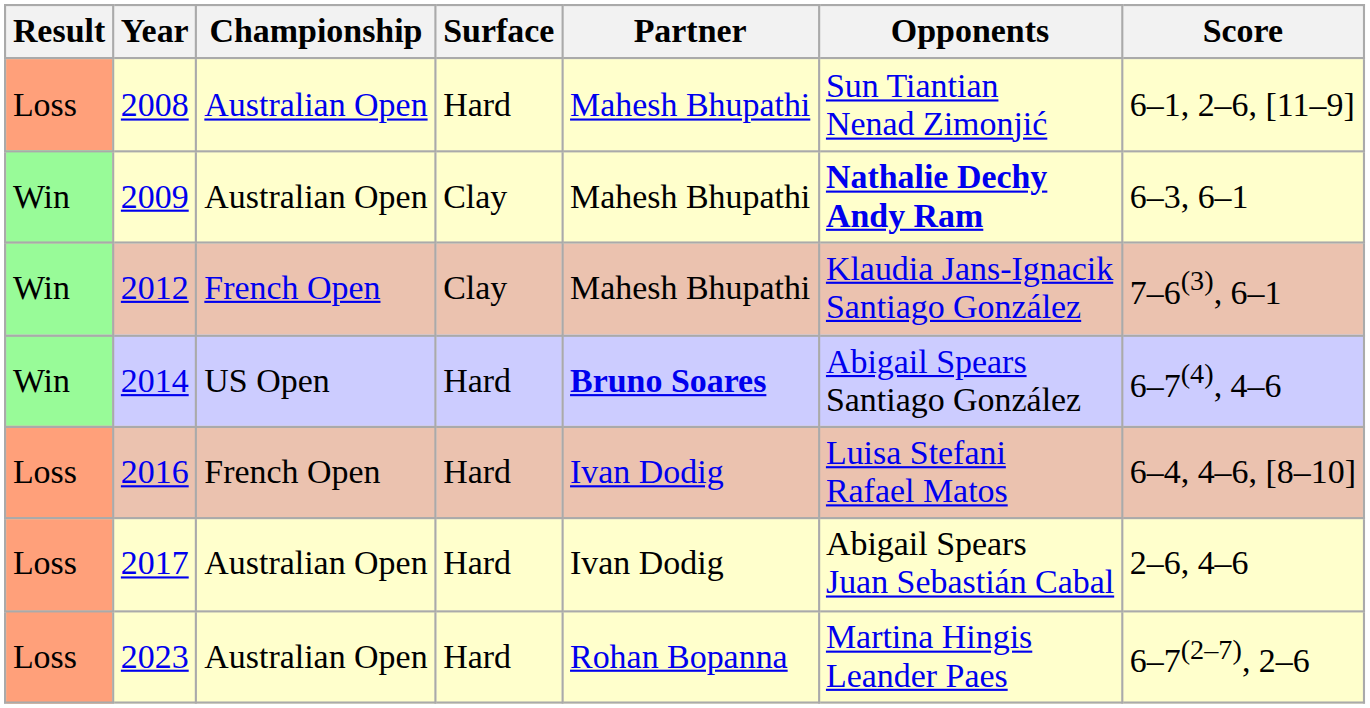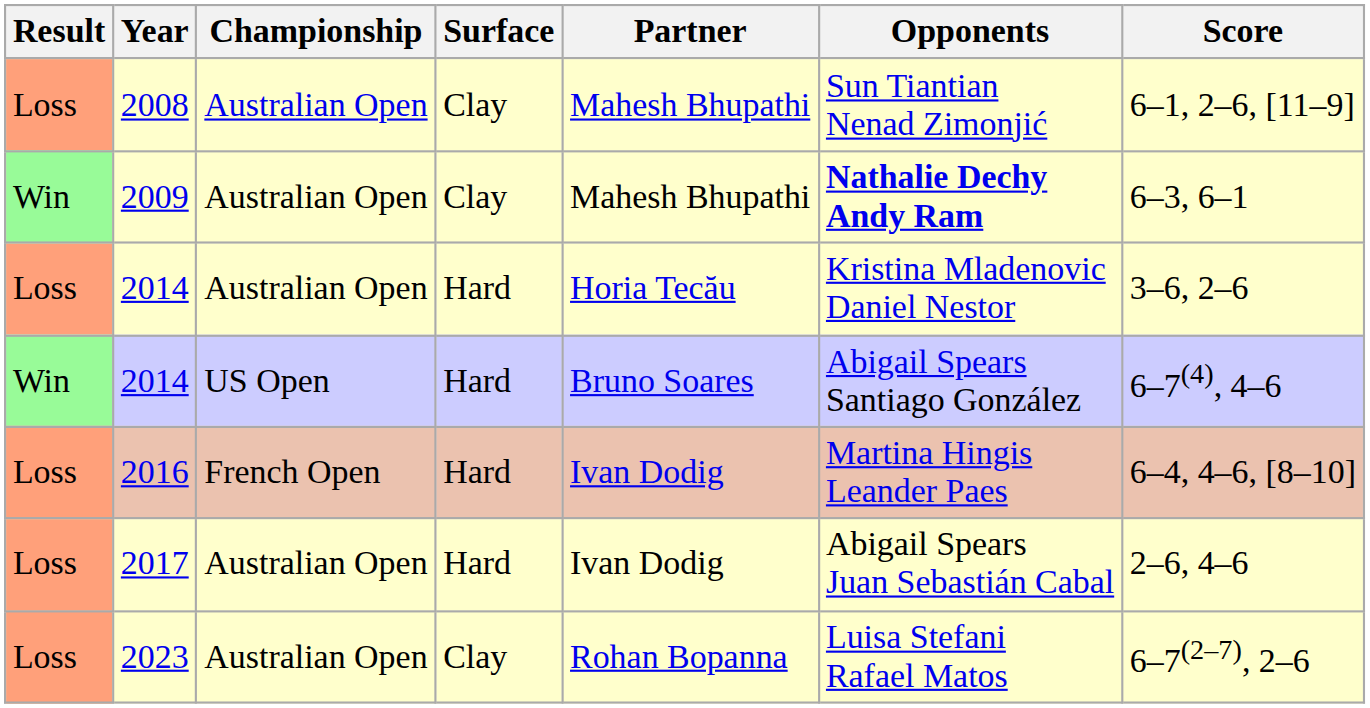(477, 104) Hard -> (475, 104) Clay
- row: (155, 288)
+ row: (155, 288)
(668, 380) bold -> (662, 380) normal
(917, 472) Luisa Stefani Rafael Matos -> (929, 472) Martina Hingis Leander Paes
(477, 656) Hard -> (475, 656) Clay
(929, 656) Martina Hingis Leander Paes -> (917, 656) Luisa Stefani Rafael Matos
